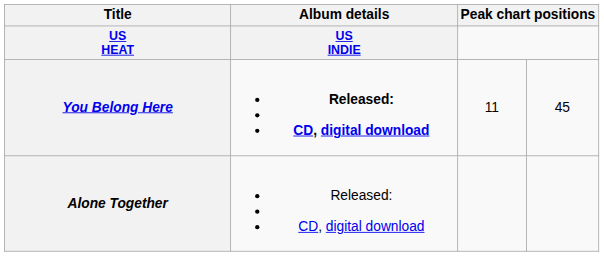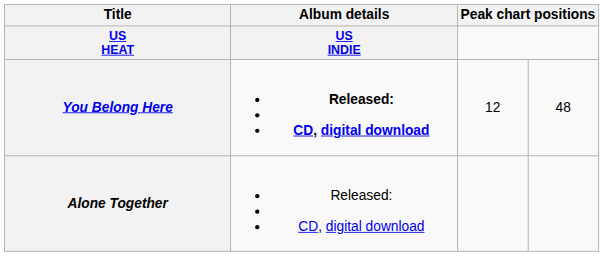(492, 107) 11 -> (493, 107) 12
(562, 107) 45 -> (563, 107) 48
